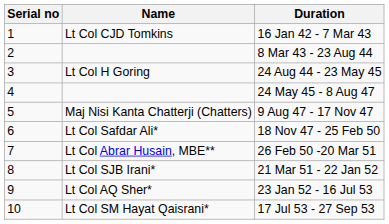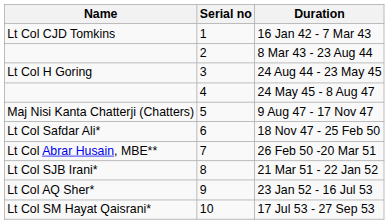columns swapped: (33, 14) <-> (158, 14)
